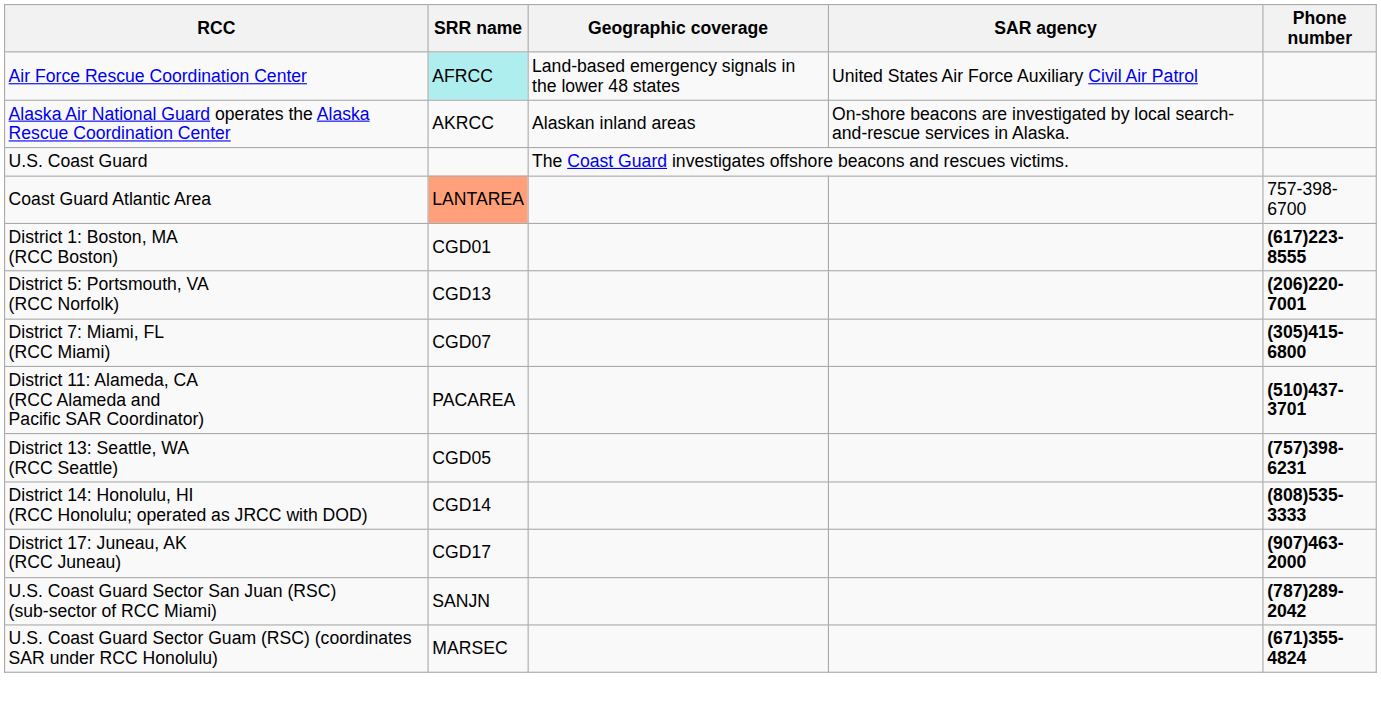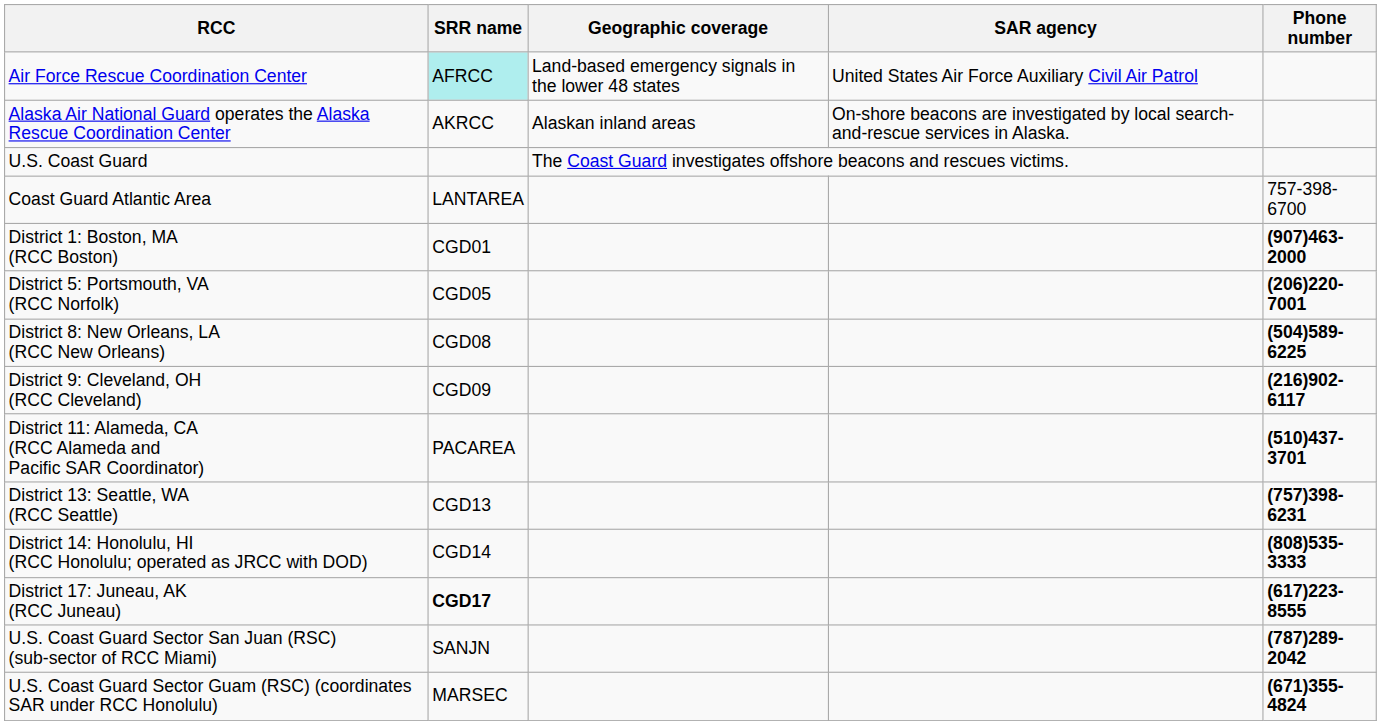(478, 199) lightsalmon background -> (478, 199) no background
(1305, 247) (617)223-8555 -> (1305, 247) (907)463-2000
(462, 294) CGD13 -> (462, 294) CGD05
- row: (86, 342)
+ row: (114, 342)
+ row: (105, 390)
(462, 457) CGD05 -> (462, 505) CGD13
(462, 553) normal -> (462, 600) bold
(1305, 553) (907)463-2000 -> (1305, 600) (617)223-8555
